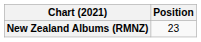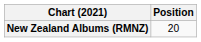(173, 28) 23 -> (173, 28) 20
